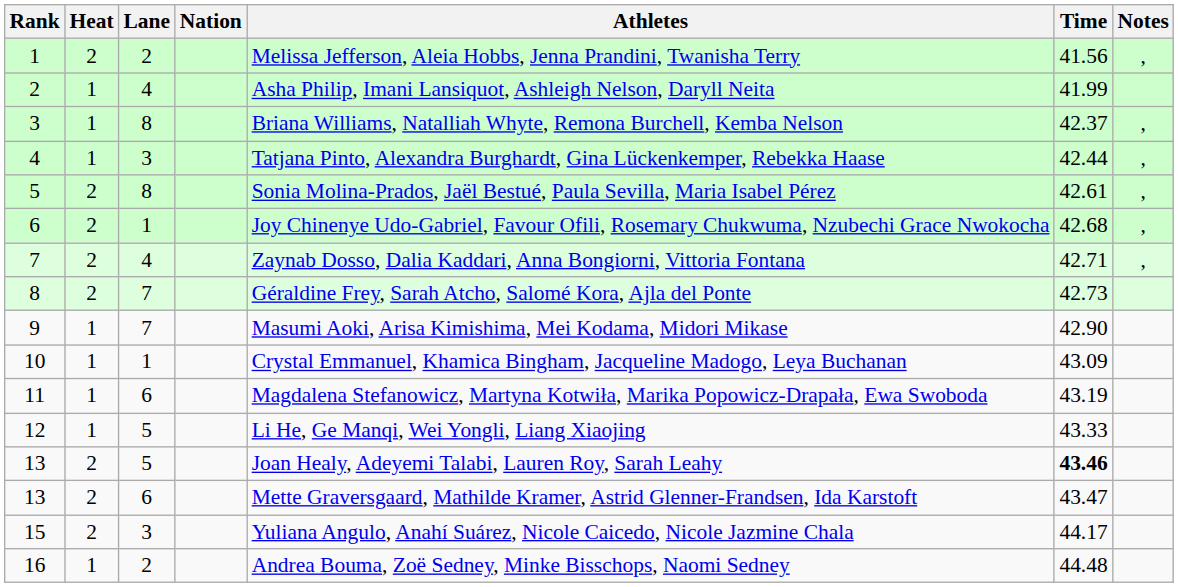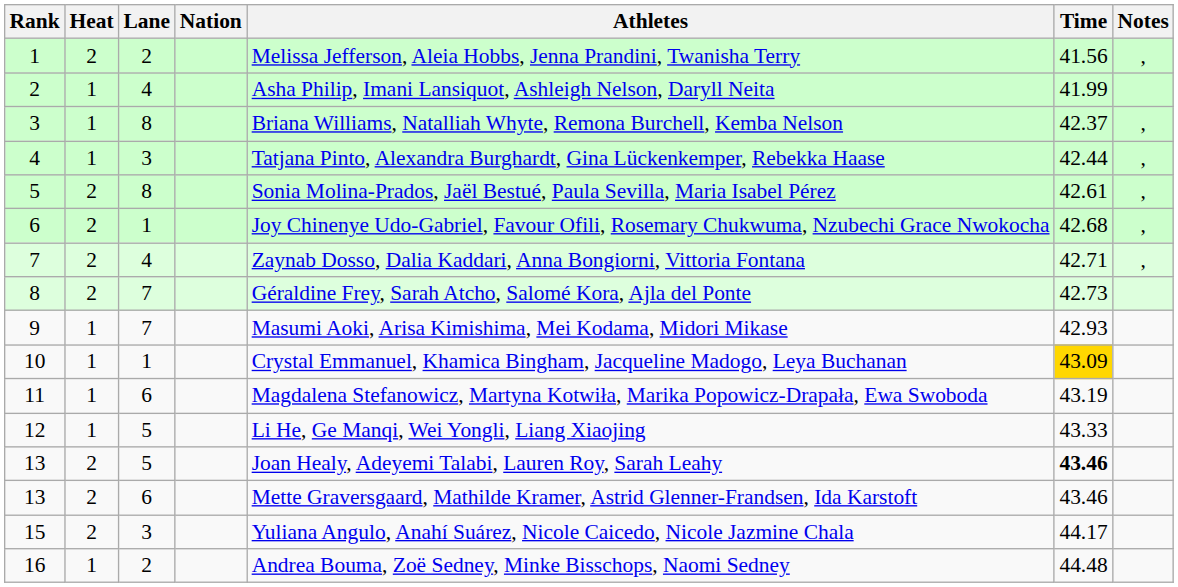(1084, 327) 42.90 -> (1084, 327) 42.93
(1084, 361) no background -> (1084, 361) gold background
(1084, 497) 43.47 -> (1084, 497) 43.46
